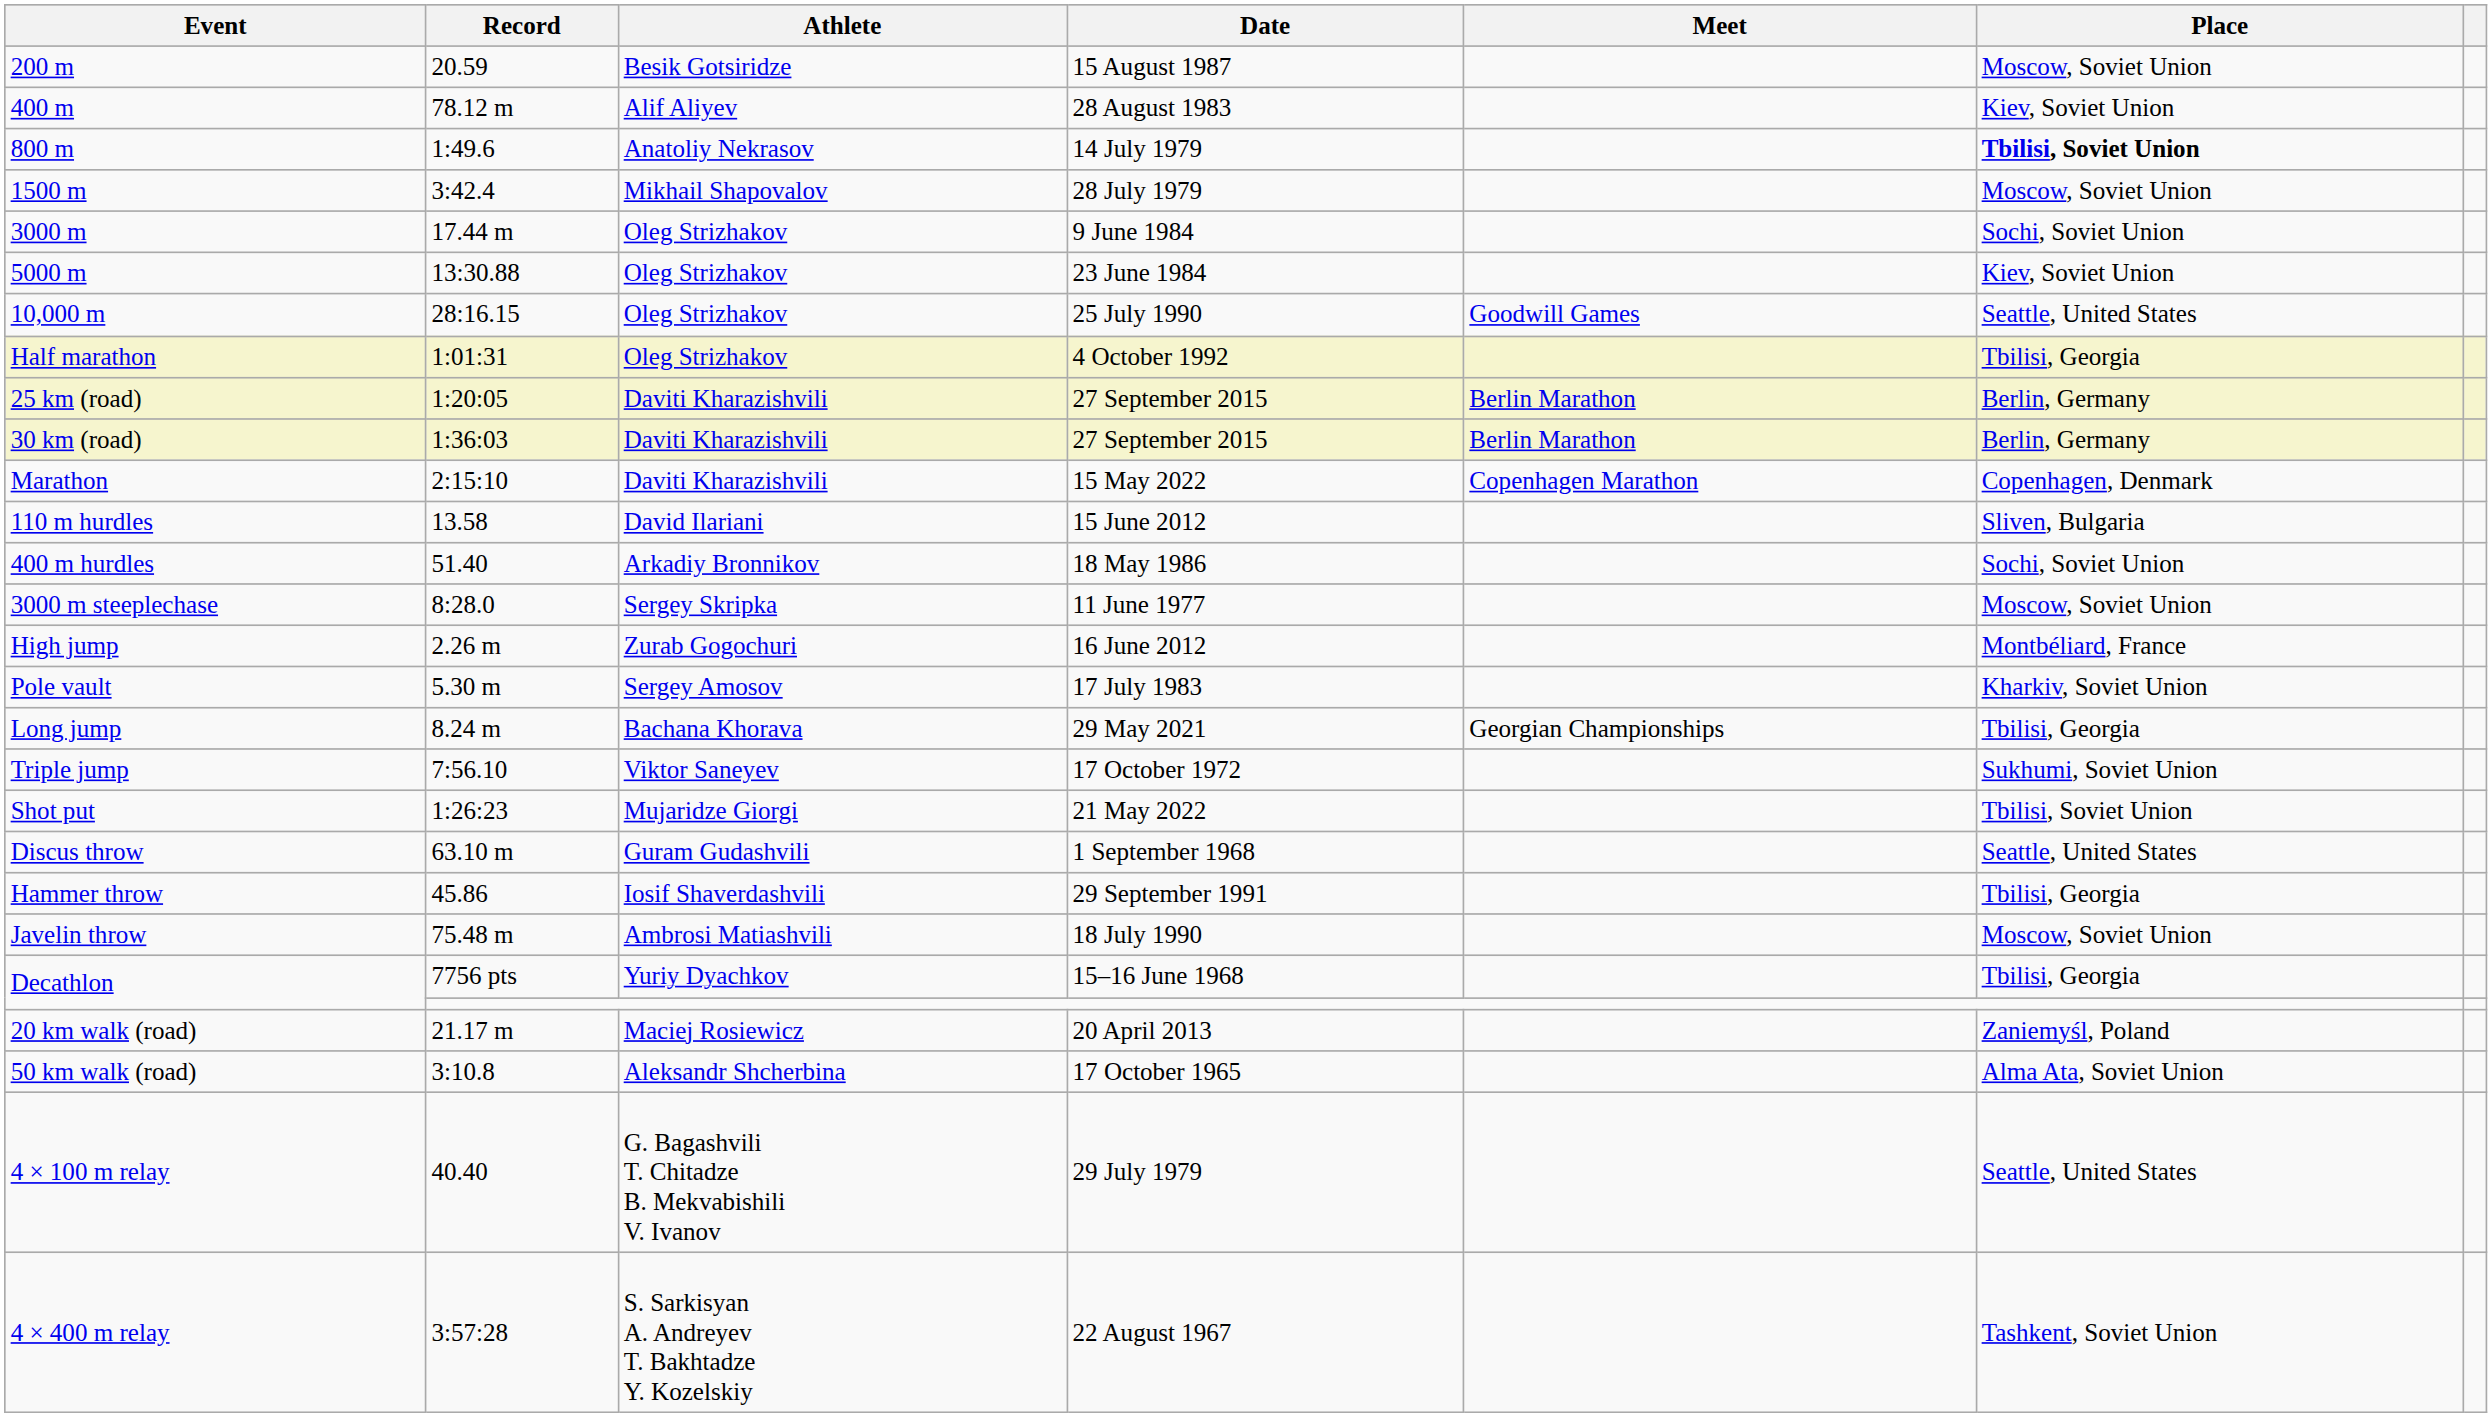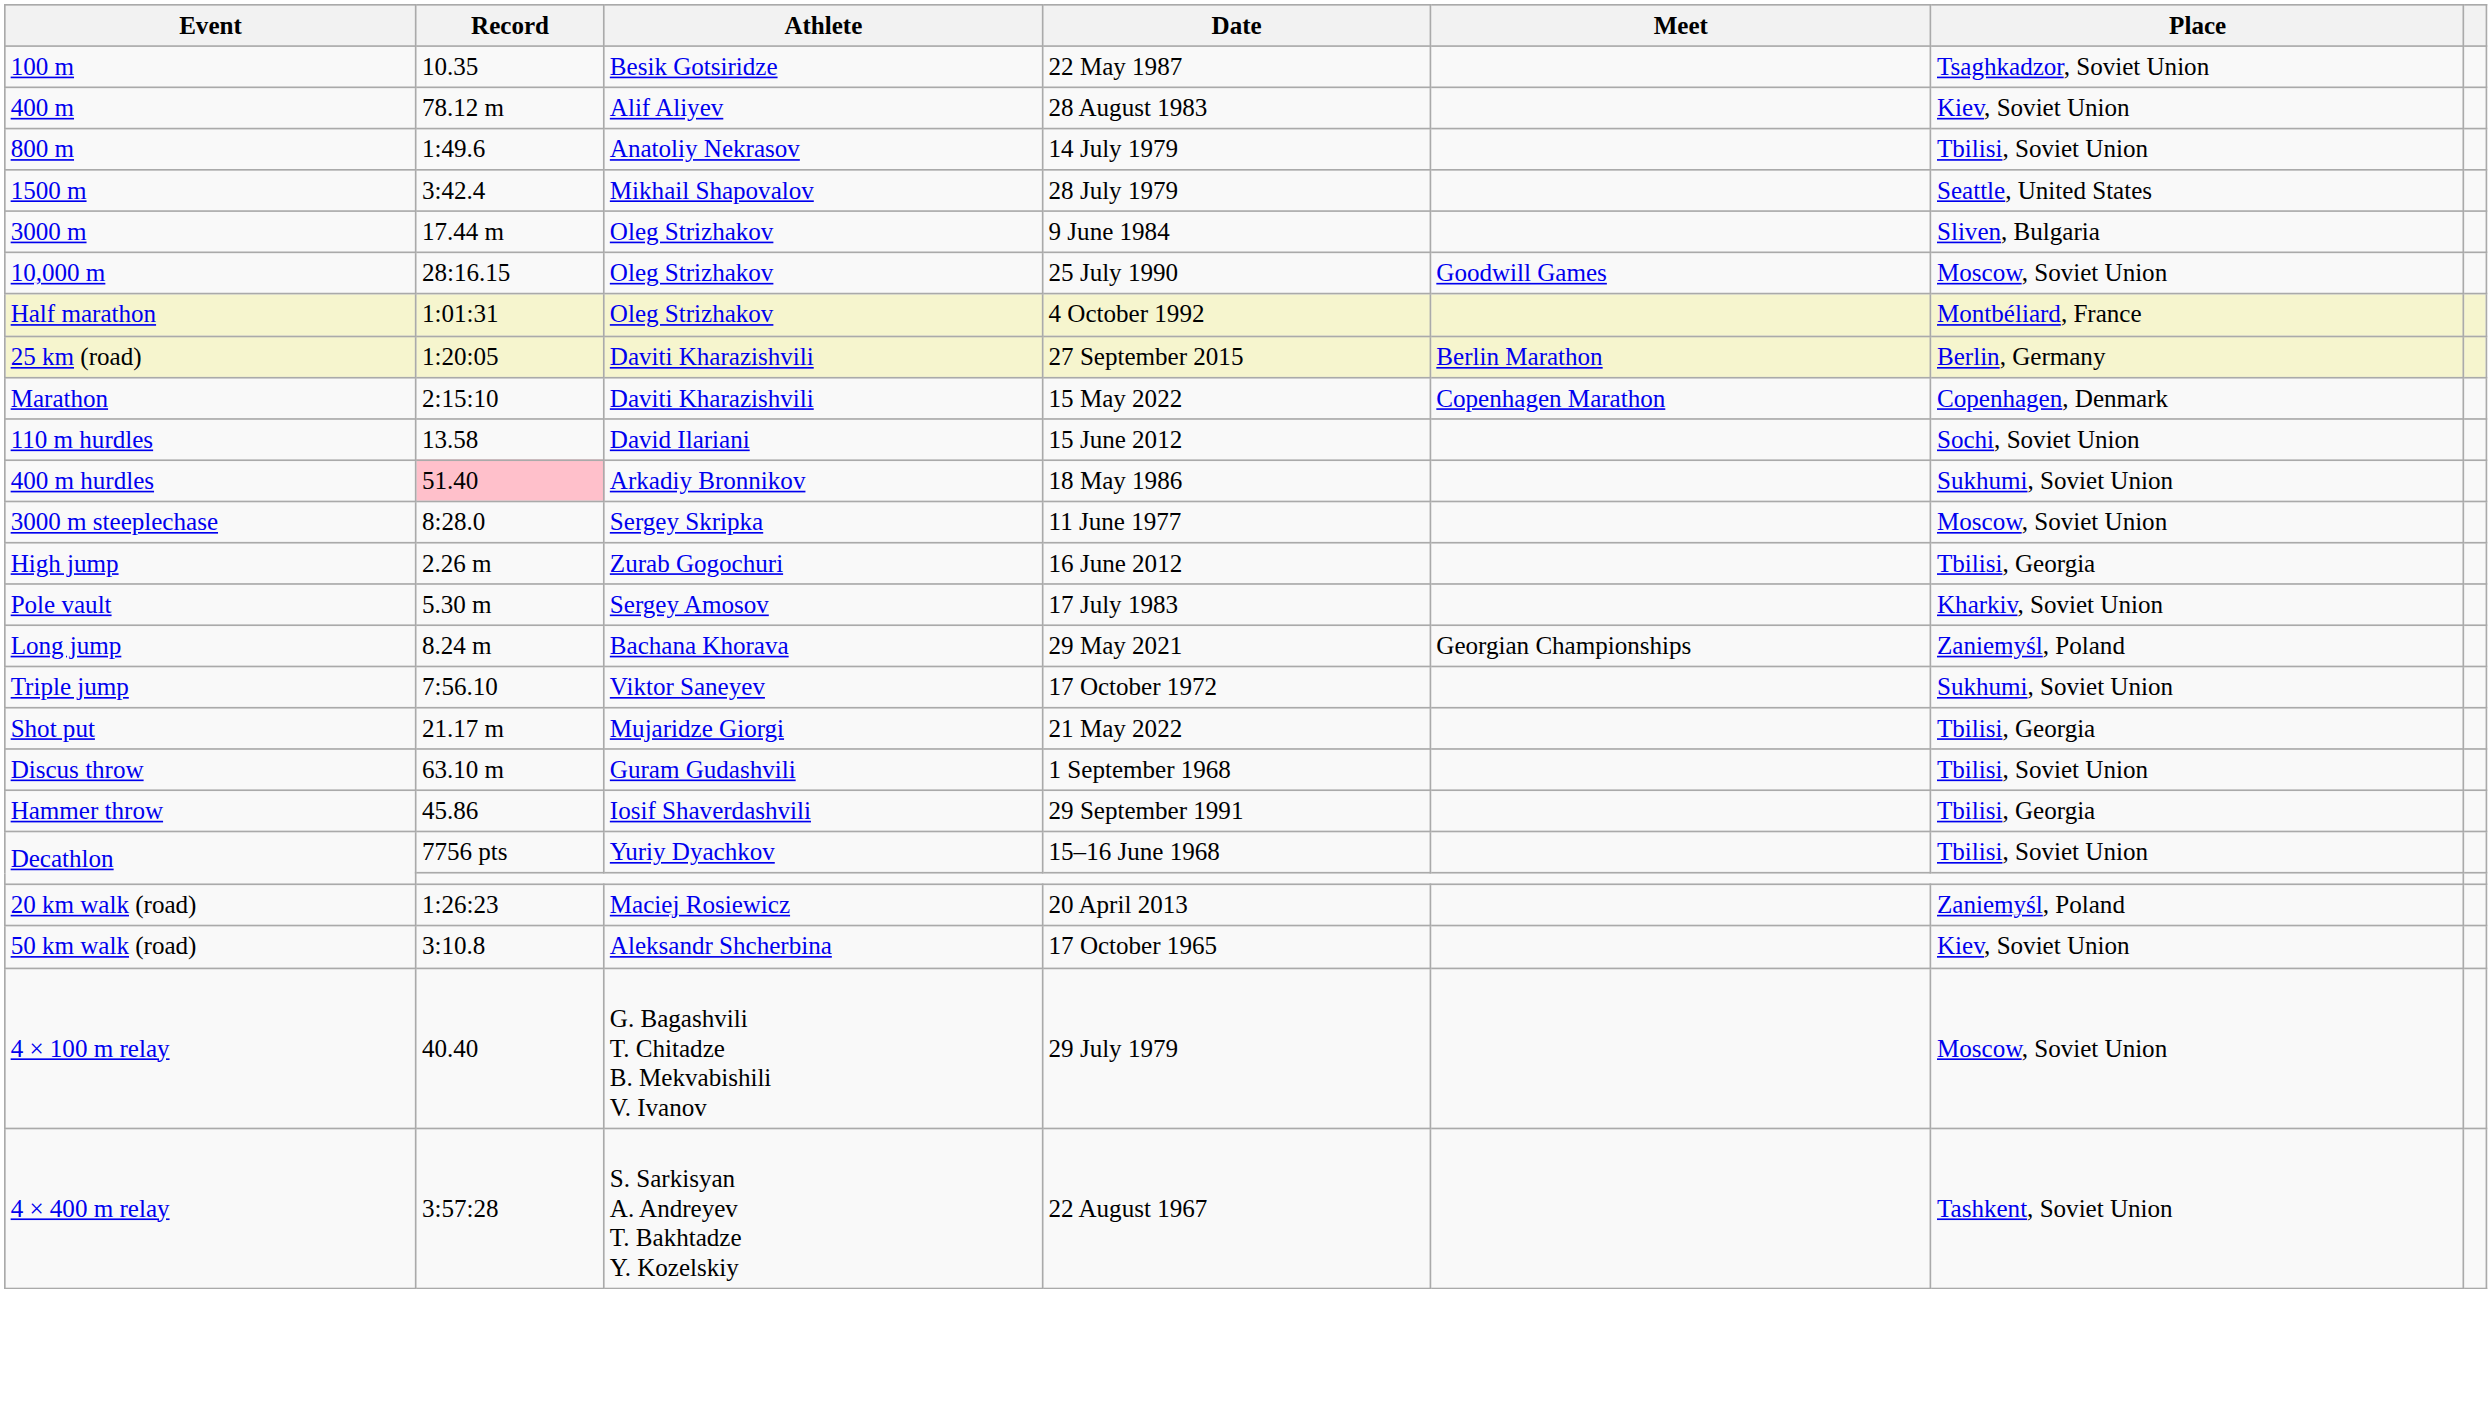+ row: (42, 66)
- row: (42, 66)
(2091, 149) bold -> (2042, 149) normal
(2097, 190) Moscow, Soviet Union -> (2045, 190) Seattle, United States
(2083, 232) Sochi, Soviet Union -> (2018, 232) Sliven, Bulgaria
- row: (49, 273)
(2089, 314) Seattle, United States -> (2052, 273) Moscow, Soviet Union
(2061, 356) Tbilisi, Georgia -> (2039, 314) Montbéliard, France
- row: (76, 438)
(2063, 521) Sliven, Bulgaria -> (2038, 438) Sochi, Soviet Union
(460, 562) no background -> (450, 480) pink background
(2083, 562) Sochi, Soviet Union -> (2055, 480) Sukhumi, Soviet Union
(2084, 645) Montbéliard, France -> (2016, 562) Tbilisi, Georgia
(2061, 728) Tbilisi, Georgia -> (2031, 645) Zaniemyśl, Poland
(470, 811) 1:26:23 -> (463, 728) 21.17 m
(2087, 811) Tbilisi, Soviet Union -> (2016, 728) Tbilisi, Georgia
(2089, 852) Seattle, United States -> (2042, 769) Tbilisi, Soviet Union
- row: (79, 935)
(2061, 976) Tbilisi, Georgia -> (2042, 852) Tbilisi, Soviet Union
(473, 1029) 21.17 m -> (460, 905) 1:26:23
(2103, 1070) Alma Ata, Soviet Union -> (2033, 946) Kiev, Soviet Union
(2089, 1171) Seattle, United States -> (2052, 1047) Moscow, Soviet Union
